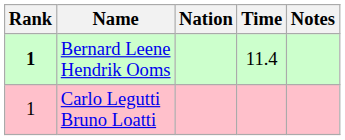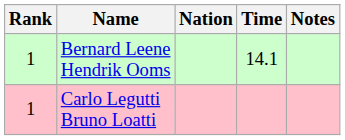(31, 59) bold -> (31, 59) normal
(262, 59) 11.4 -> (262, 59) 14.1
